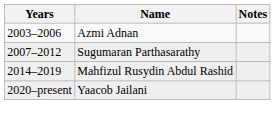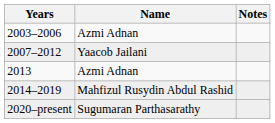(139, 52) Sugumaran Parthasarathy -> (112, 52) Yaacob Jailani
+ row: (19, 71)
(112, 90) Yaacob Jailani -> (139, 109) Sugumaran Parthasarathy
